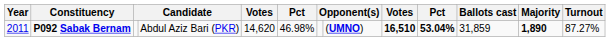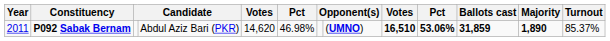(437, 29) 53.04% -> (437, 29) 53.06%
(475, 29) normal -> (475, 29) bold
(582, 29) 87.27% -> (582, 29) 85.37%
